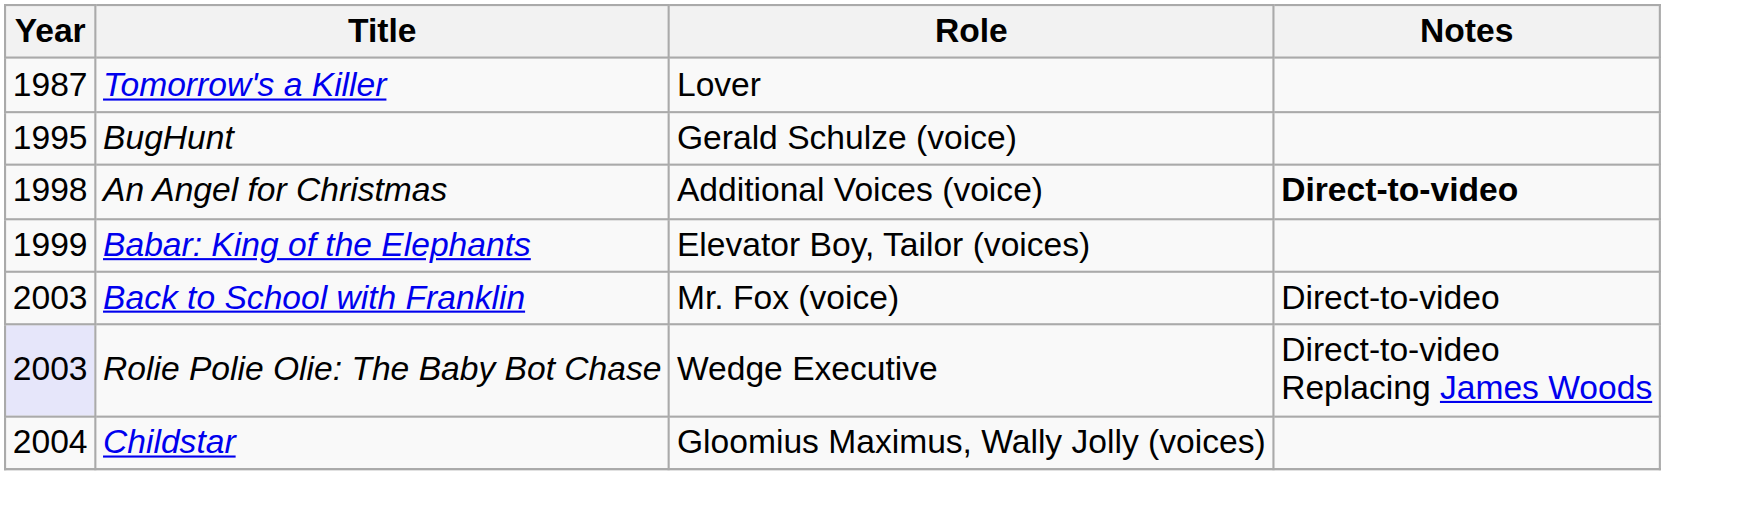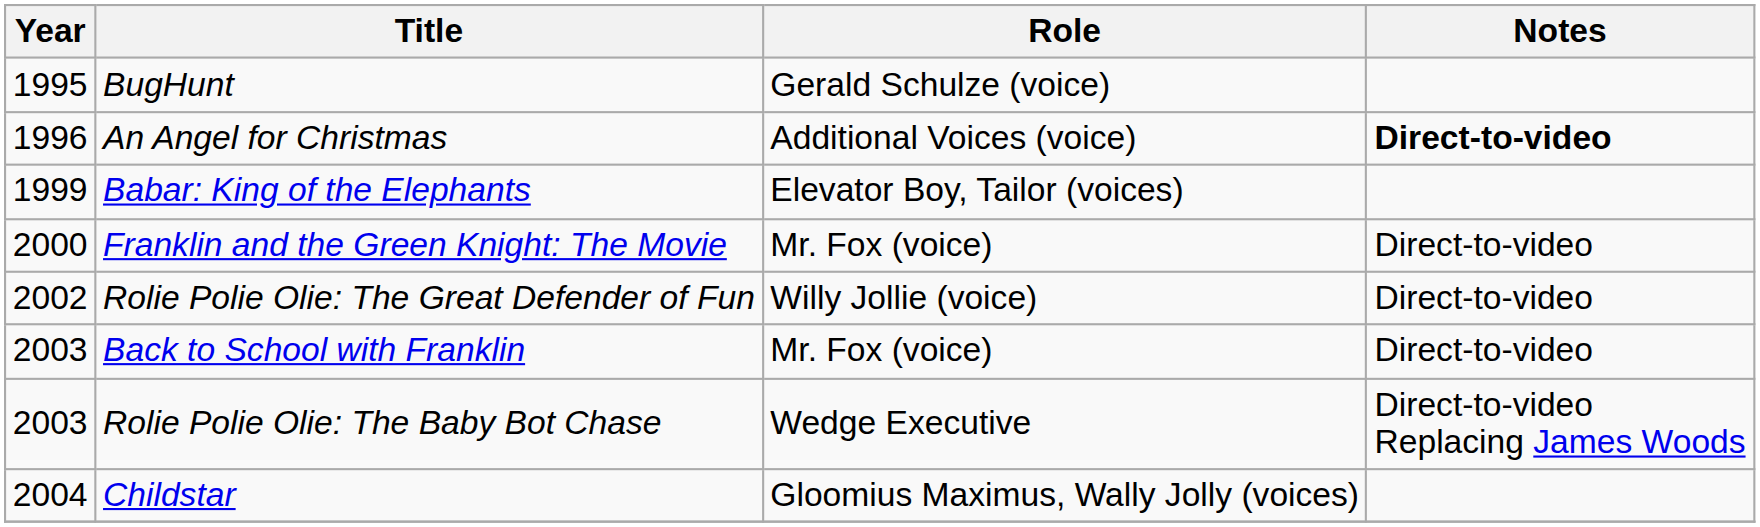- row: (245, 84)
(50, 191) 1998 -> (50, 137) 1996
+ row: (415, 244)
+ row: (429, 297)
(50, 369) lavender background -> (50, 423) no background
